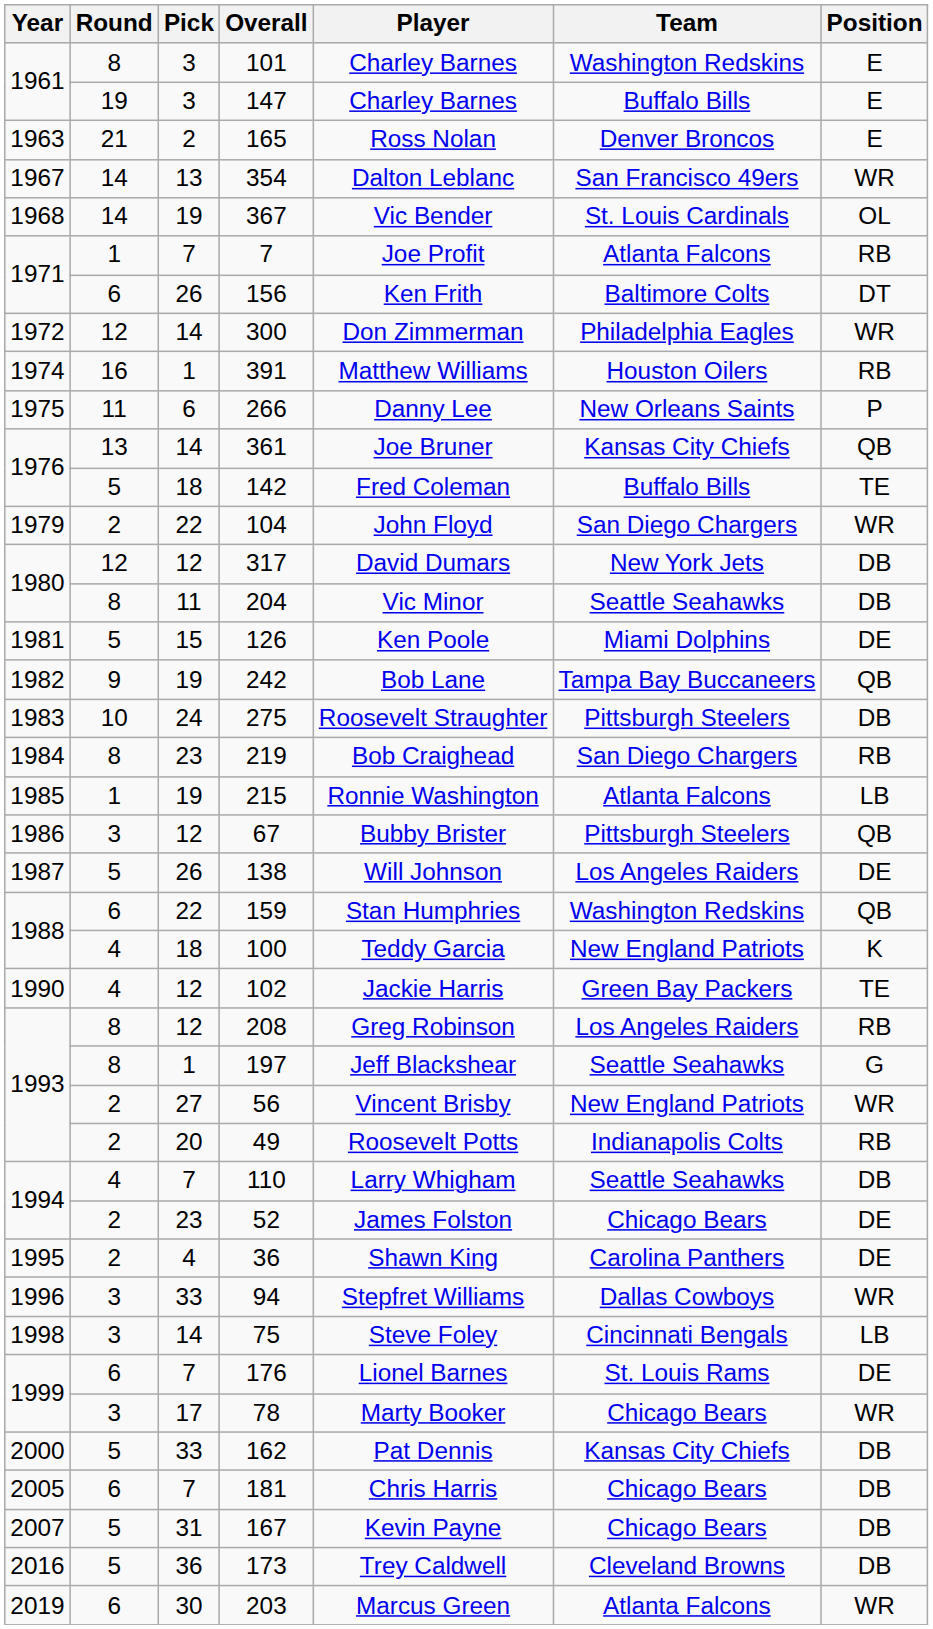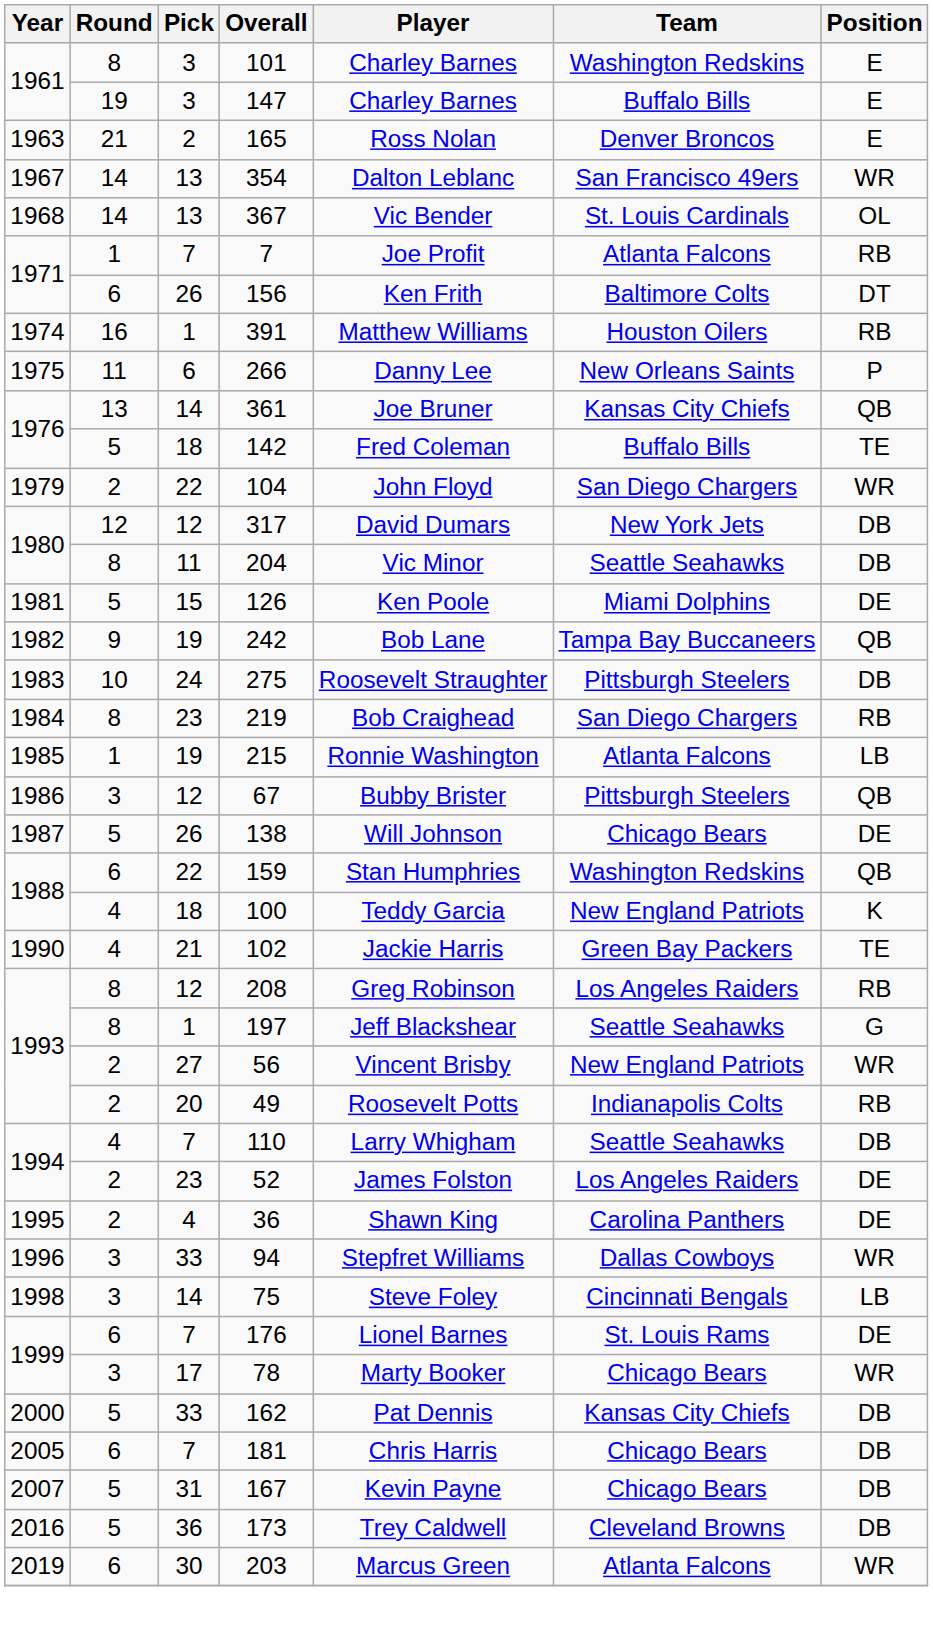(189, 216) 19 -> (189, 216) 13
- row: (266, 332)
(687, 872) Los Angeles Raiders -> (687, 833) Chicago Bears
(189, 988) 12 -> (189, 949) 21
(687, 1219) Chicago Bears -> (687, 1180) Los Angeles Raiders
